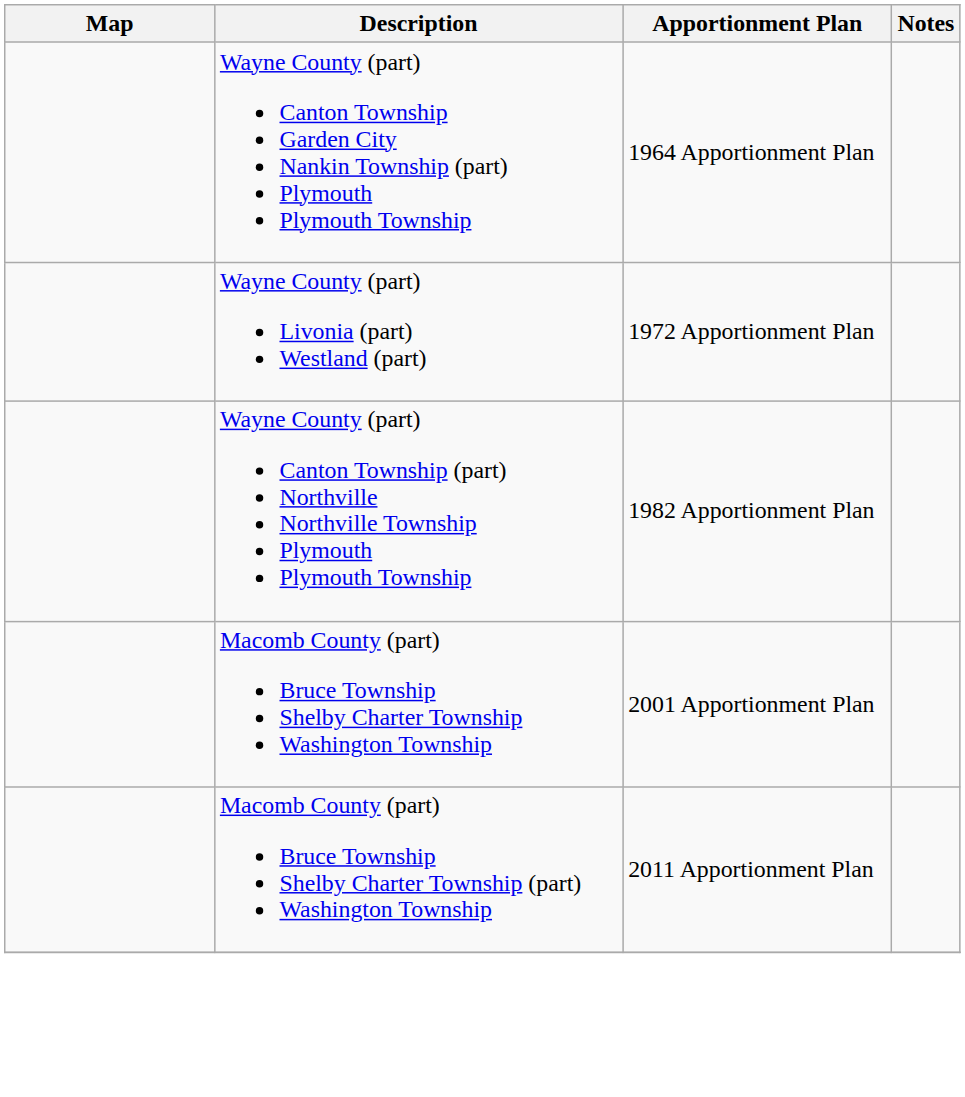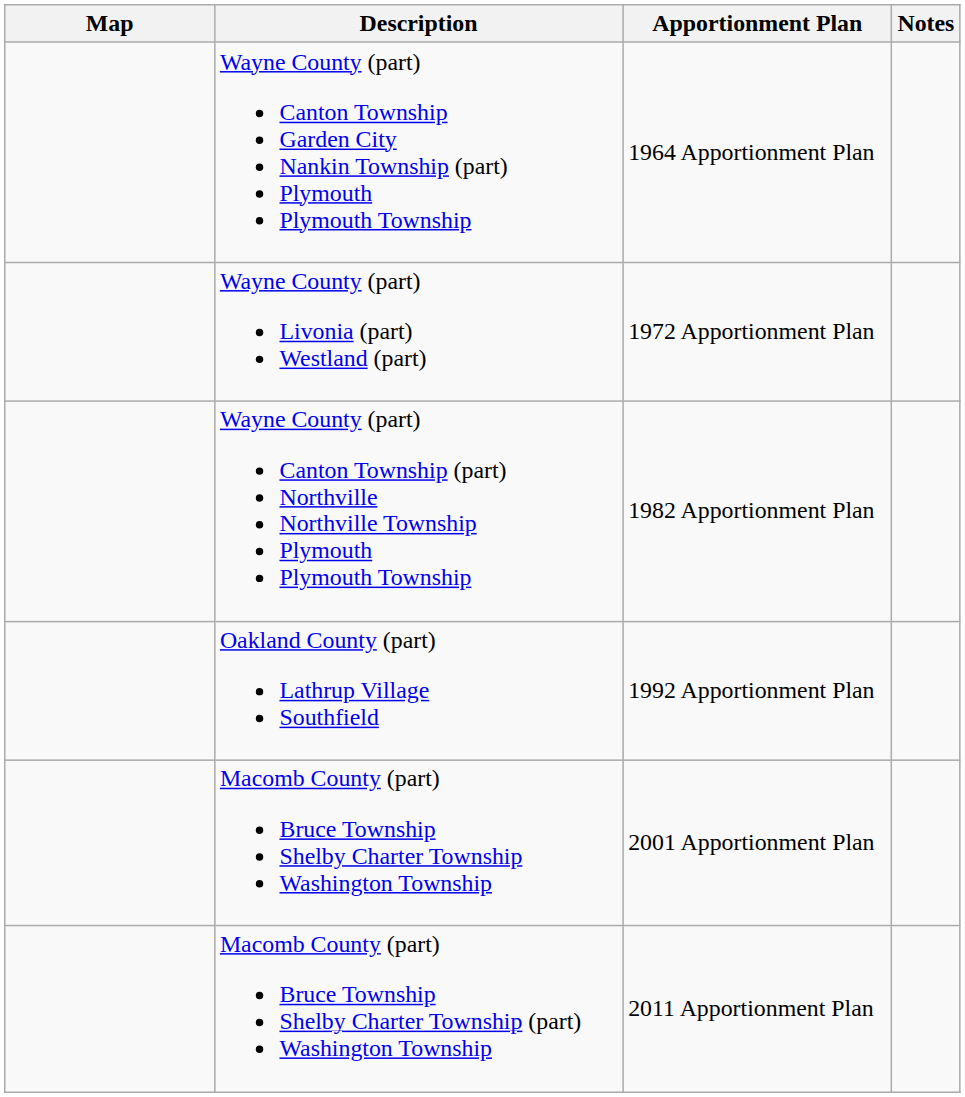+ row: (419, 679)
